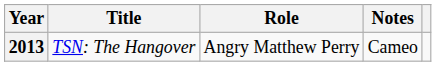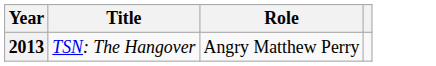- column: (393, 18)
